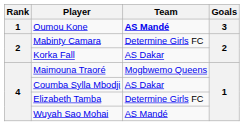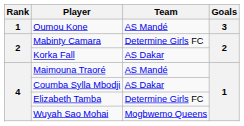(147, 27) bold -> (146, 27) normal
(166, 70) Mogbwemo Queens -> (146, 70) AS Mandé
(146, 114) AS Mandé -> (166, 114) Mogbwemo Queens
